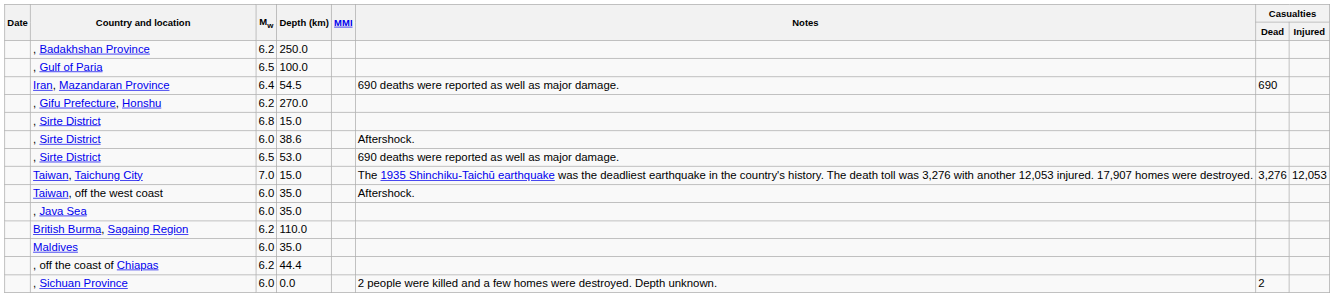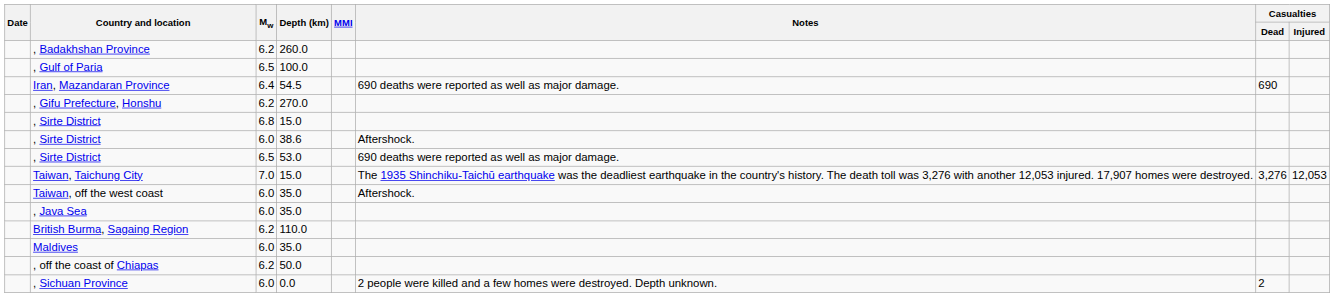(294, 49) 250.0 -> (294, 49) 260.0
(291, 265) 44.4 -> (291, 265) 50.0
